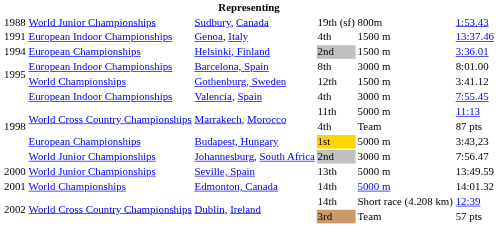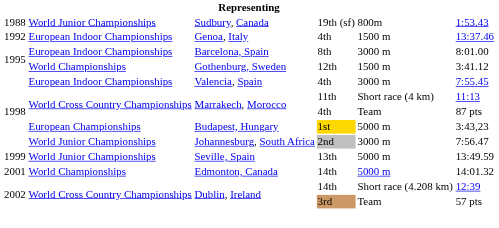(15, 37) 1991 -> (15, 37) 1992
- row: (232, 52)
(374, 112) 5000 m -> (396, 97) Short race (4 km)
(15, 171) 2000 -> (15, 156) 1999
